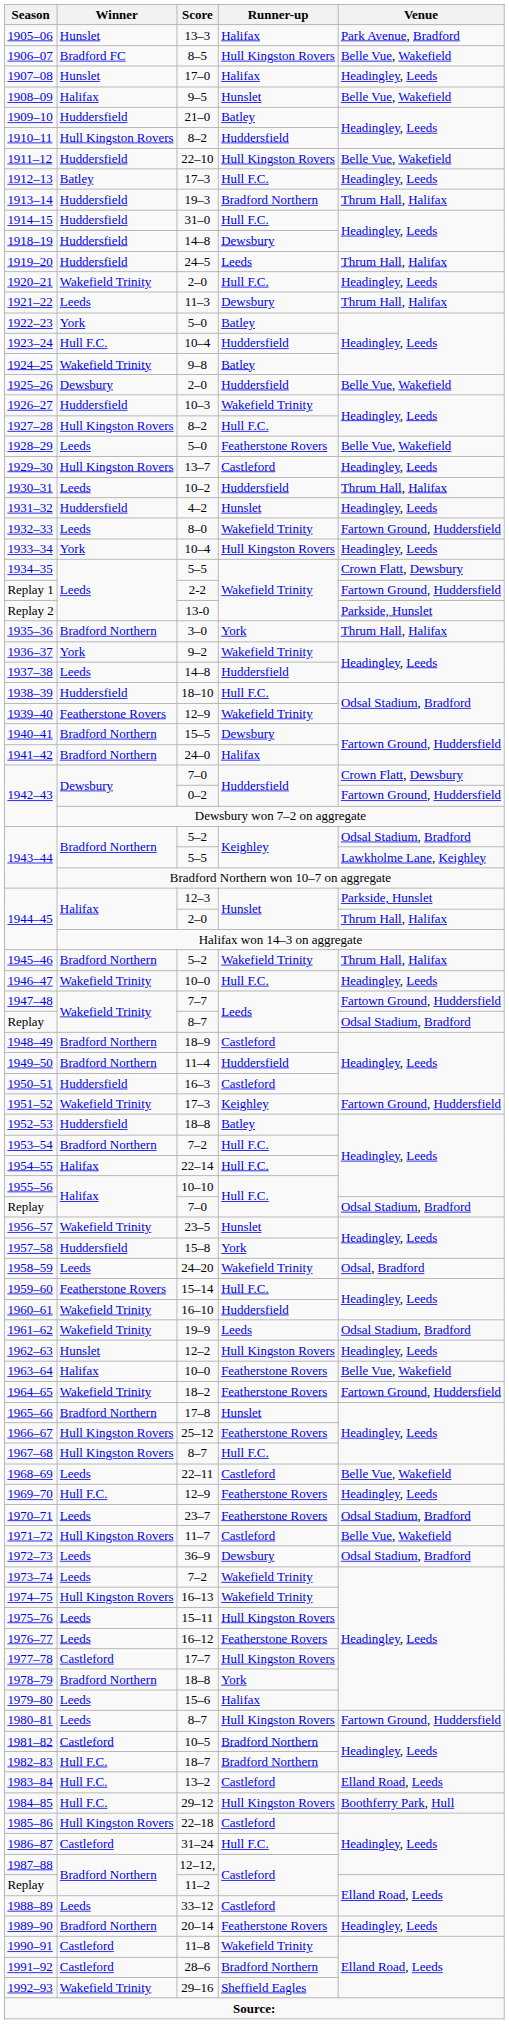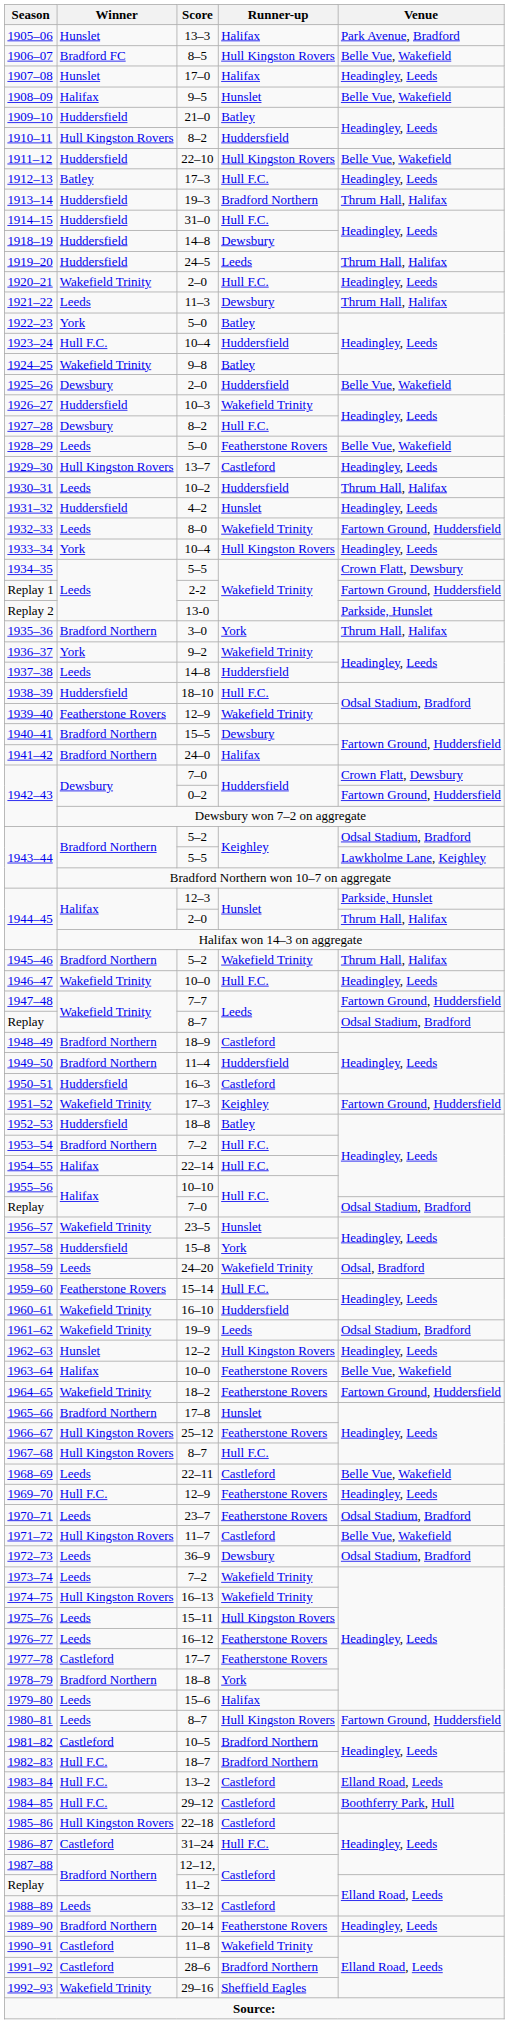(117, 425) Hull Kingston Rovers -> (86, 425) Dewsbury
(278, 1659) Hull Kingston Rovers -> (274, 1659) Featherstone Rovers
(278, 1802) Hull Kingston Rovers -> (248, 1802) Castleford
